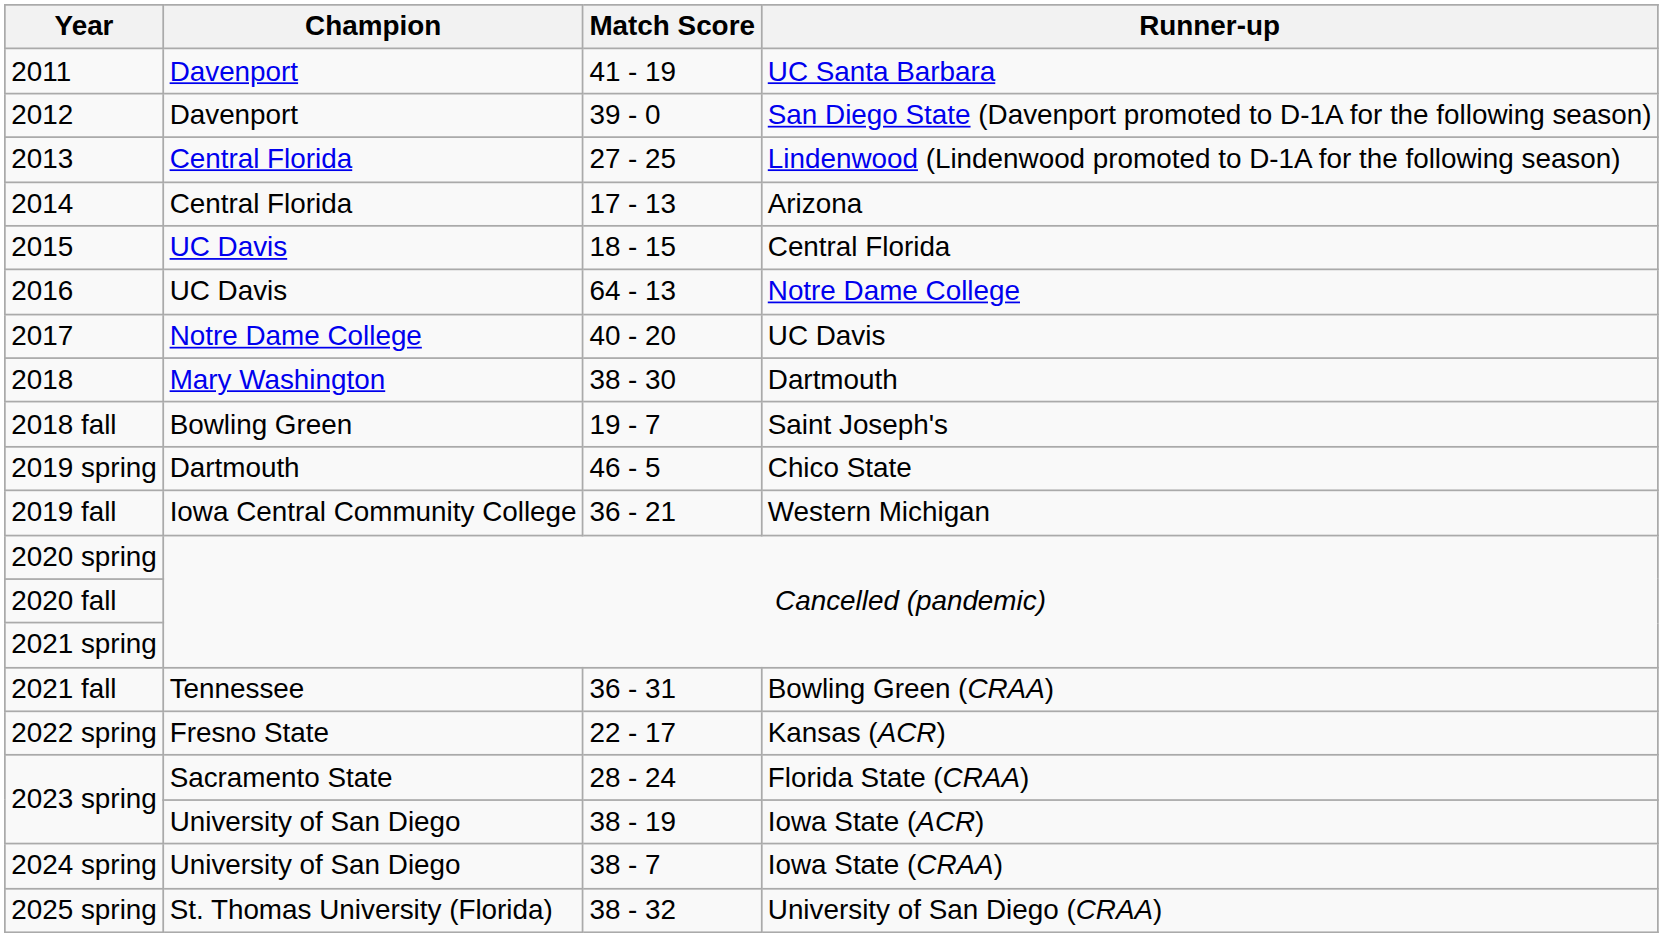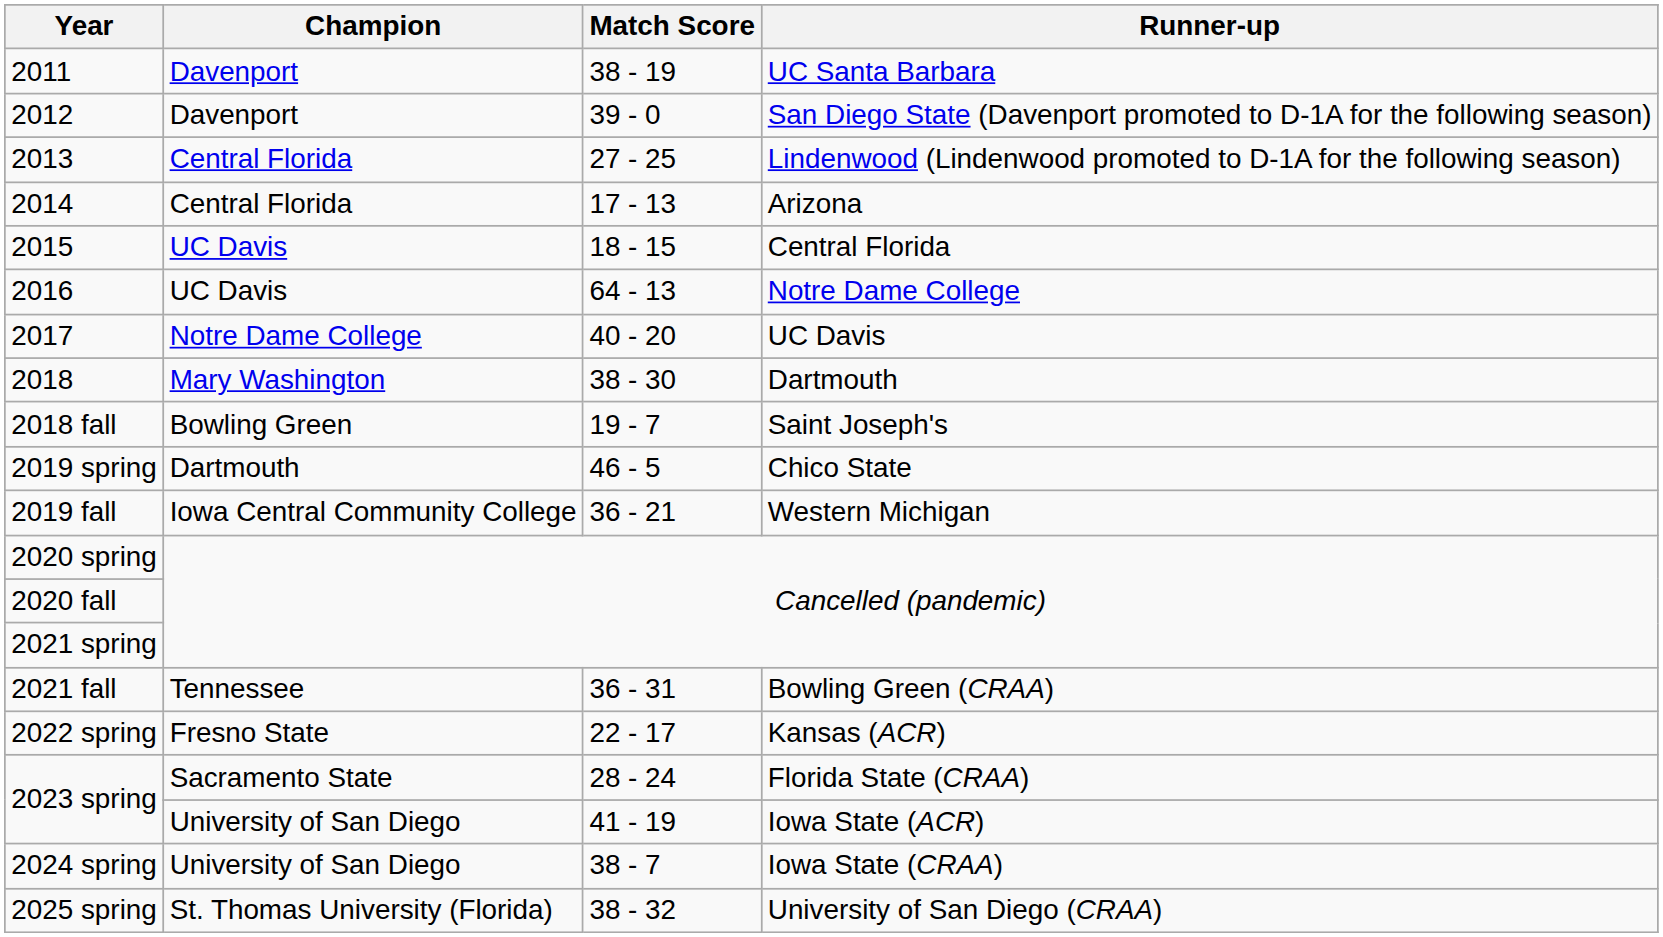(633, 70) 41 - 19 -> (633, 70) 38 - 19
(633, 821) 38 - 19 -> (633, 821) 41 - 19
